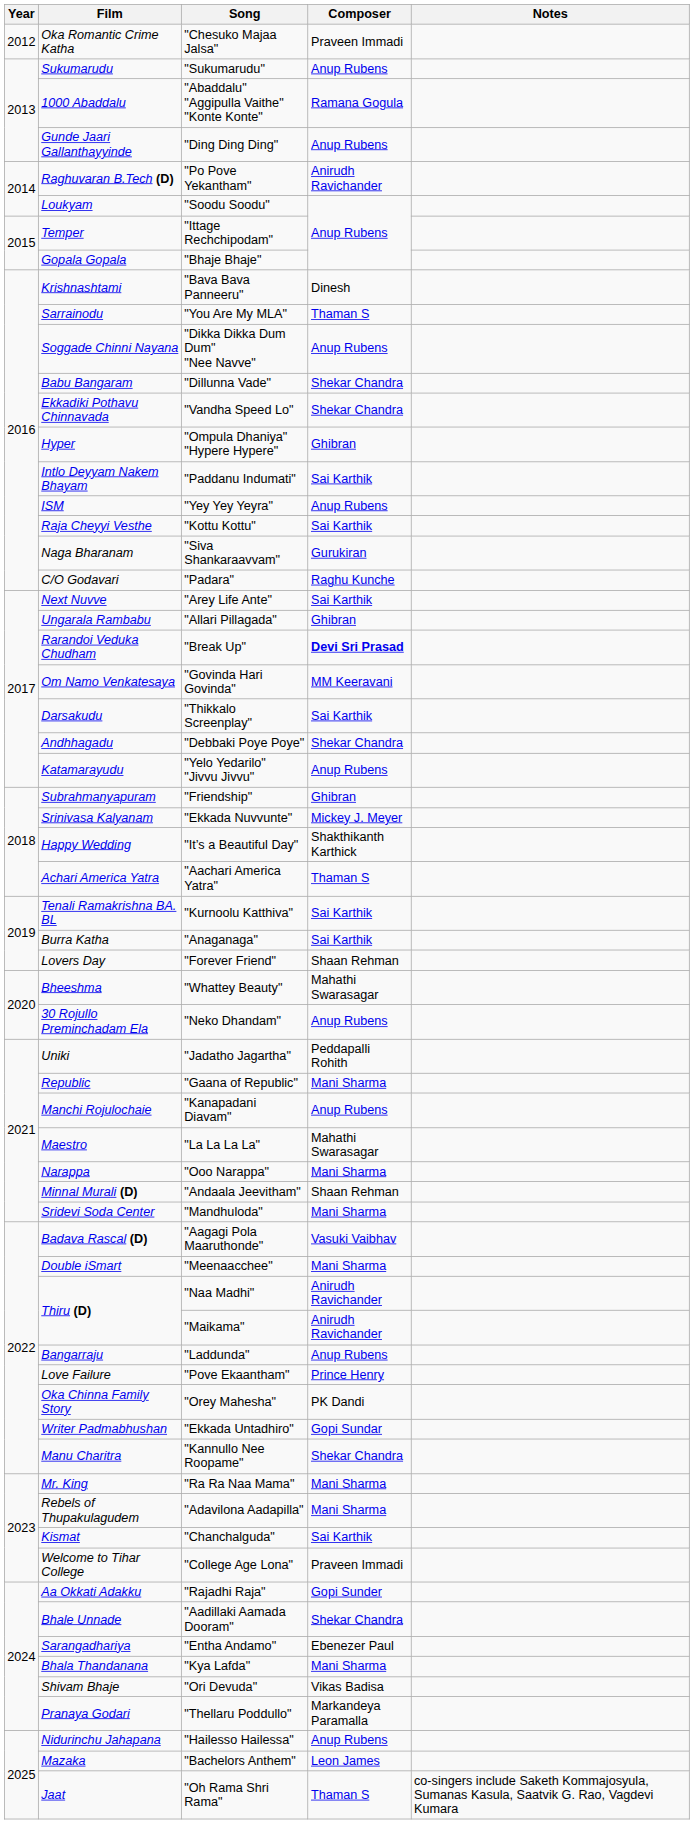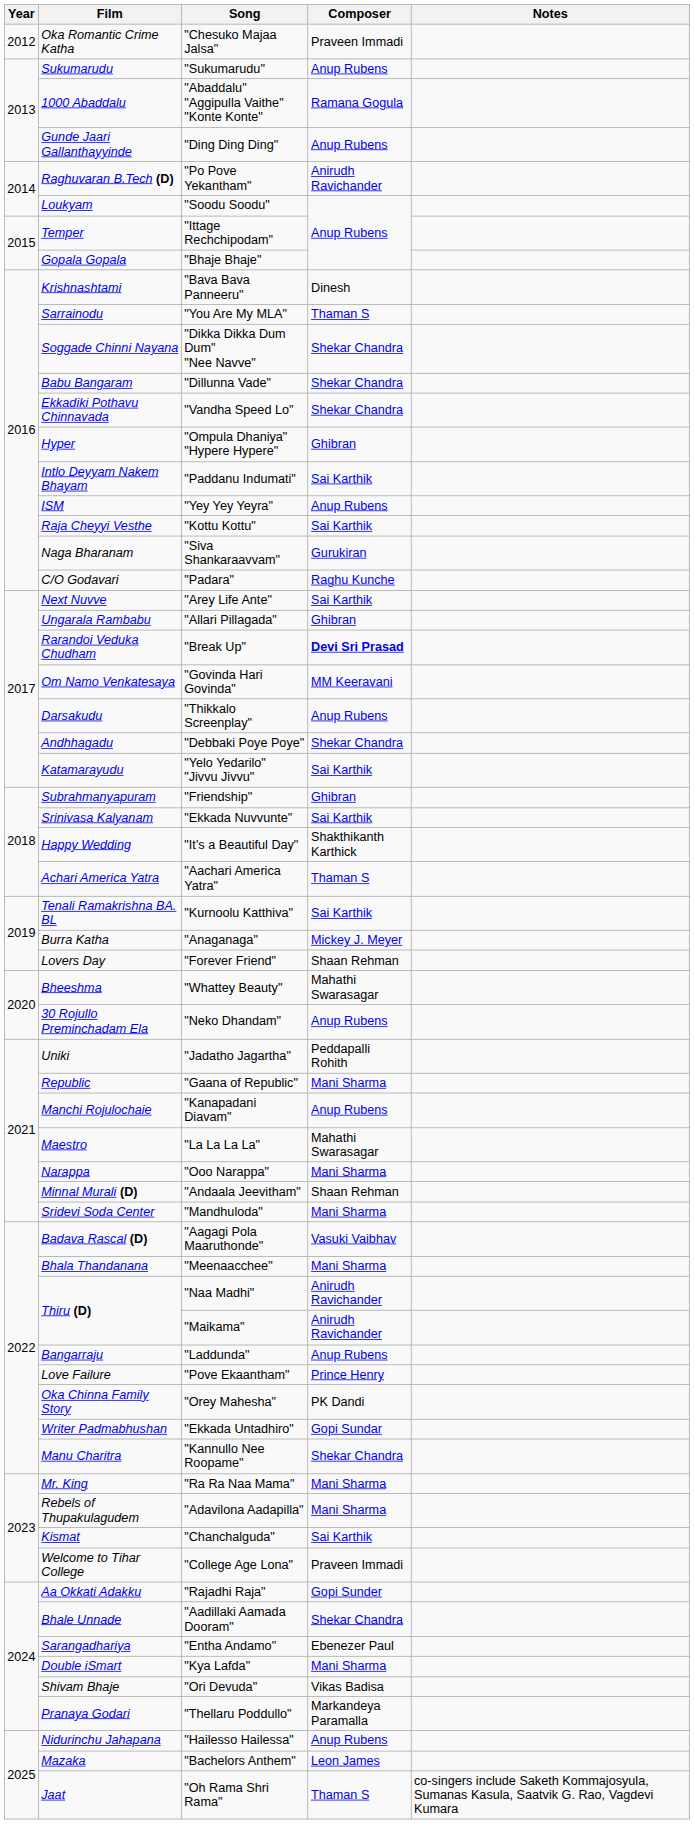(349, 348) Anup Rubens -> (357, 348) Shekar Chandra
(342, 716) Sai Karthik -> (349, 716) Anup Rubens
(349, 770) Anup Rubens -> (342, 770) Sai Karthik
(357, 817) Mickey J. Meyer -> (342, 817) Sai Karthik
(342, 940) Sai Karthik -> (357, 940) Mickey J. Meyer
(81, 1266) Double iSmart -> (95, 1266) Bhala Thandanana
(95, 1666) Bhala Thandanana -> (81, 1666) Double iSmart
